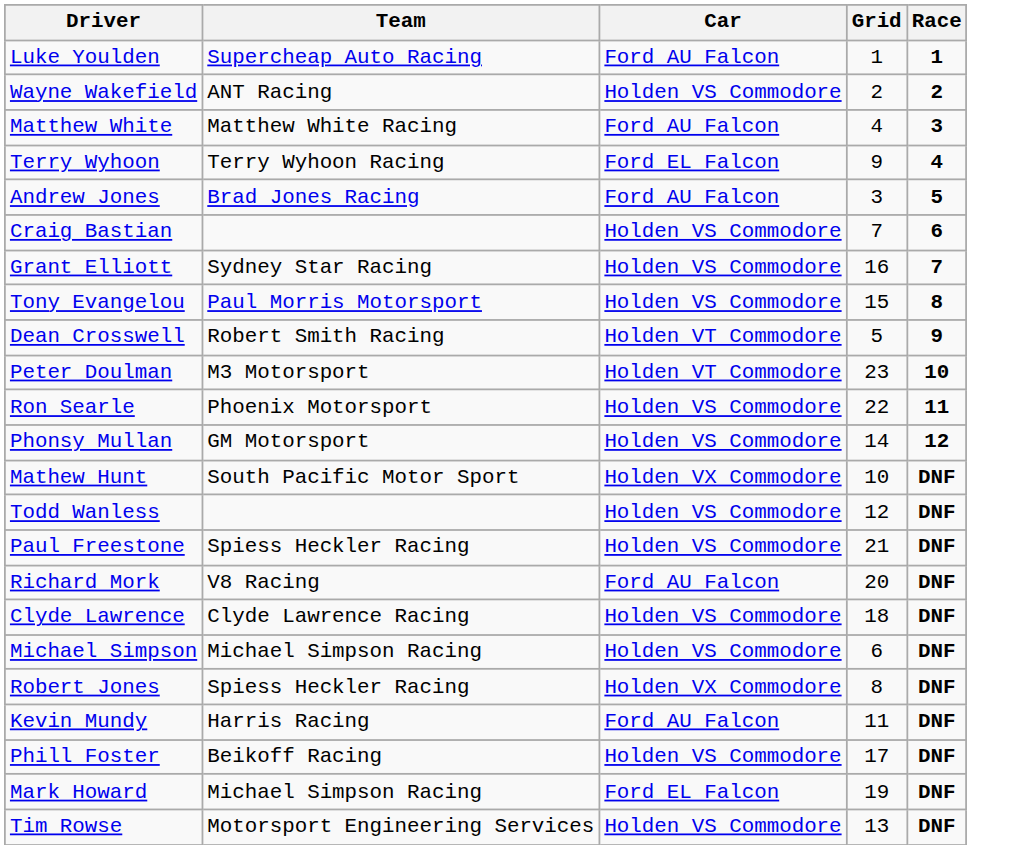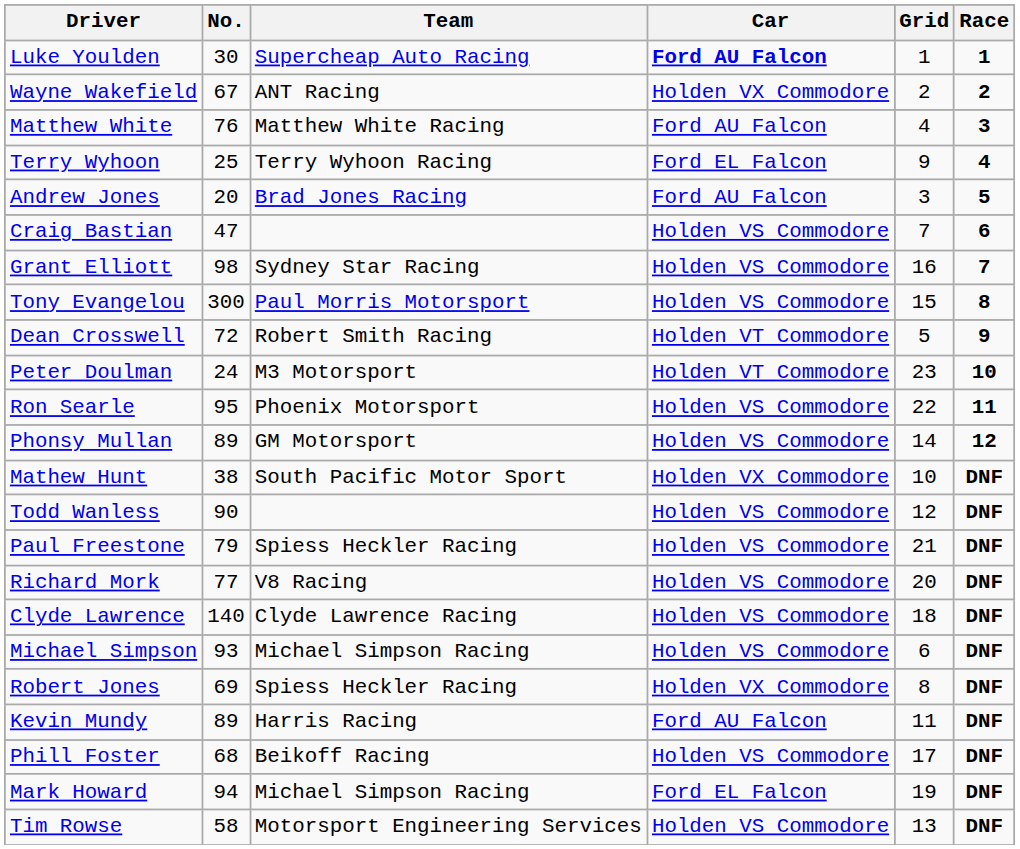+ column: (226, 22)
(692, 57) normal -> (739, 57) bold
(723, 92) Holden VS Commodore -> (771, 92) Holden VX Commodore
(692, 582) Ford AU Falcon -> (771, 582) Holden VS Commodore
